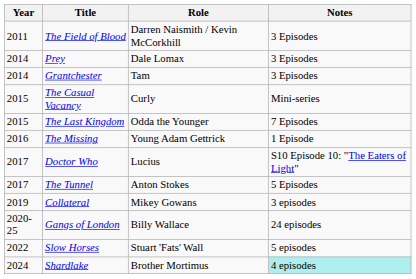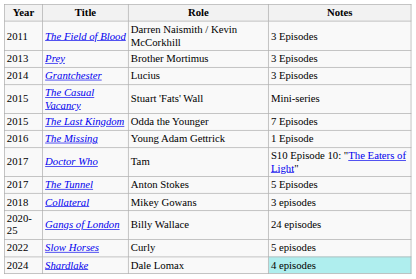(18, 59) 2014 -> (18, 59) 2013
(157, 59) Dale Lomax -> (170, 59) Brother Mortimus
(140, 76) Tam -> (145, 76) Lucius
(143, 99) Curly -> (167, 99) Stuart 'Fats' Wall
(145, 162) Lucius -> (140, 162) Tam
(18, 202) 2019 -> (18, 202) 2018
(167, 248) Stuart 'Fats' Wall -> (143, 248) Curly
(170, 265) Brother Mortimus -> (157, 265) Dale Lomax
